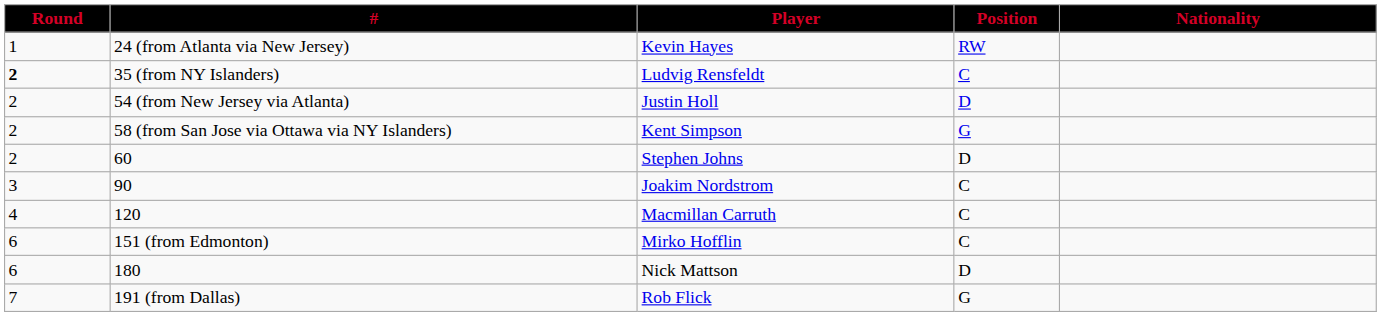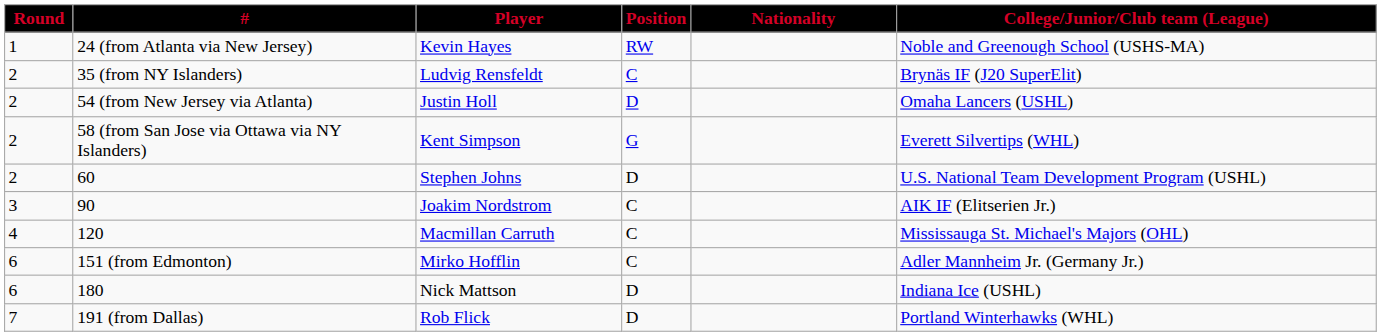+ column: (1136, 18)
(13, 74) bold -> (13, 74) normal
(964, 297) G -> (632, 317) D
